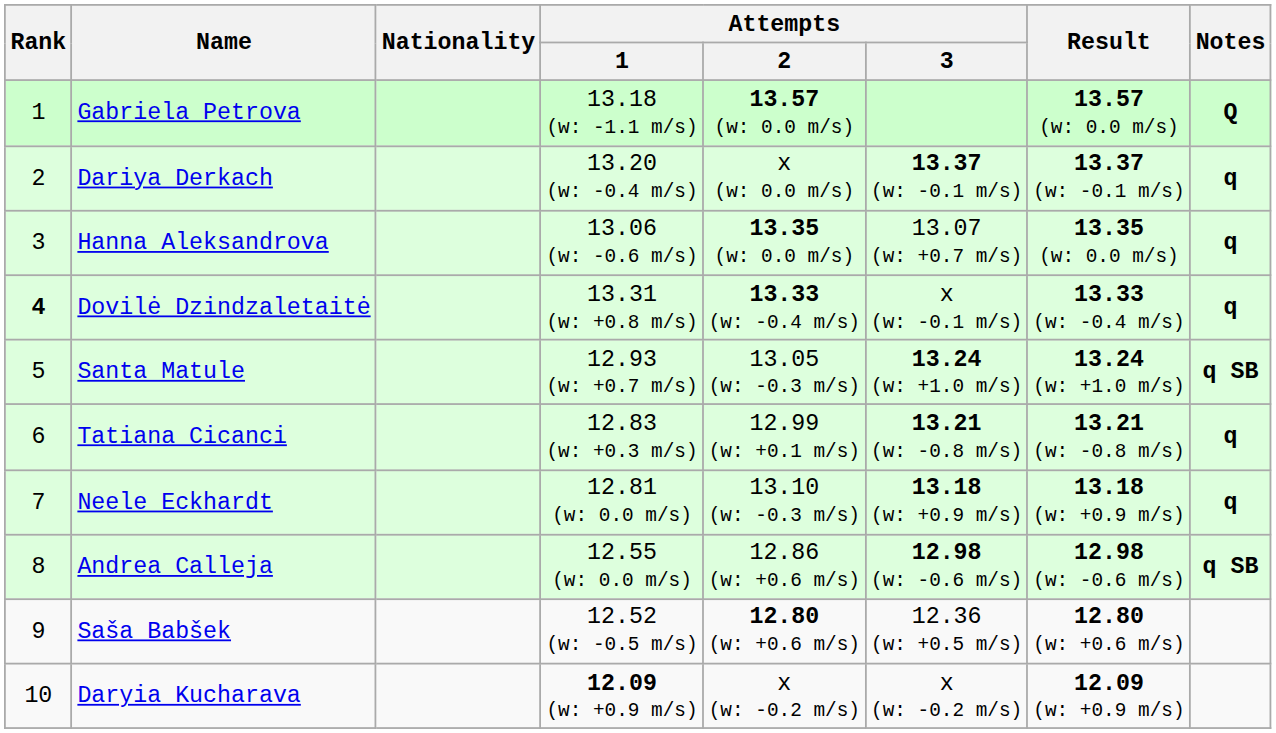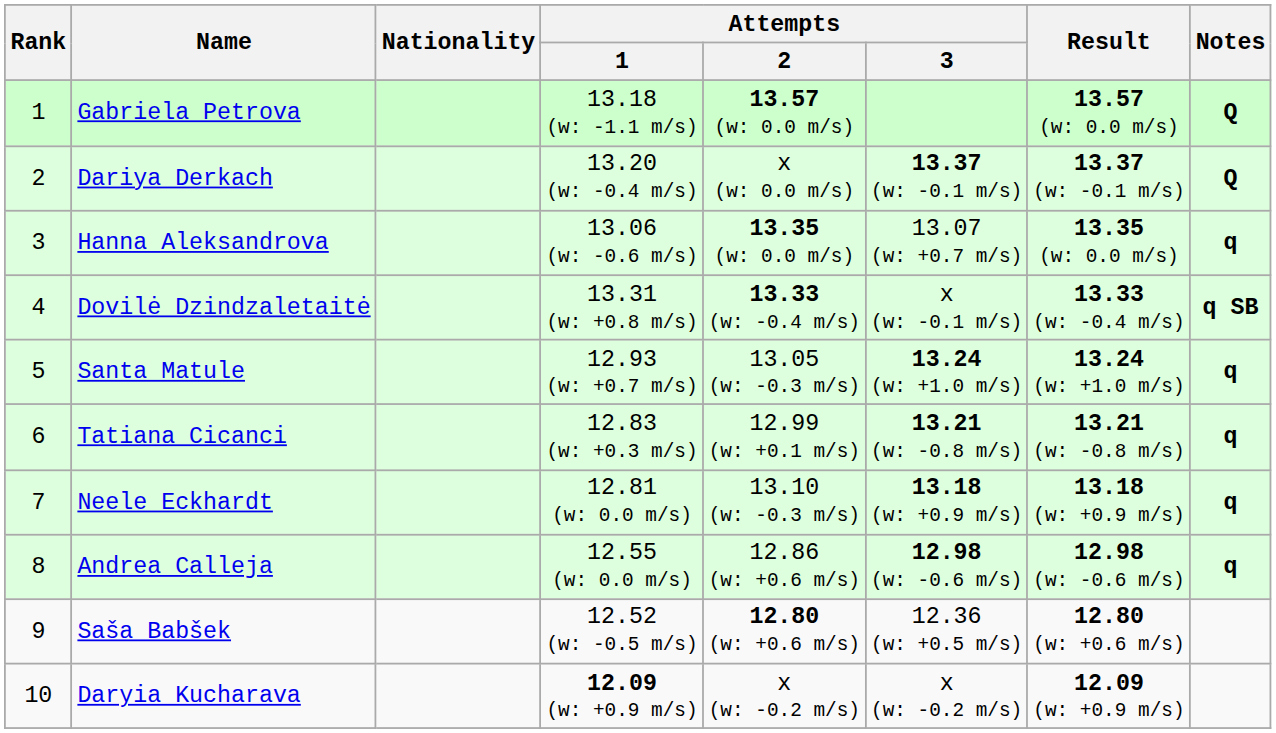(1231, 178) q -> (1231, 178) Q
(38, 307) bold -> (38, 307) normal
(1231, 307) q -> (1231, 307) q SB
(1231, 372) q SB -> (1231, 372) q
(1231, 567) q SB -> (1231, 567) q
